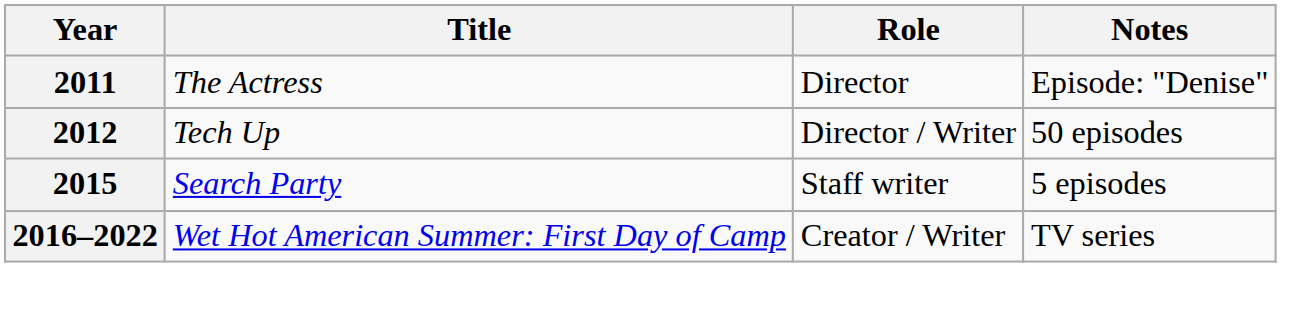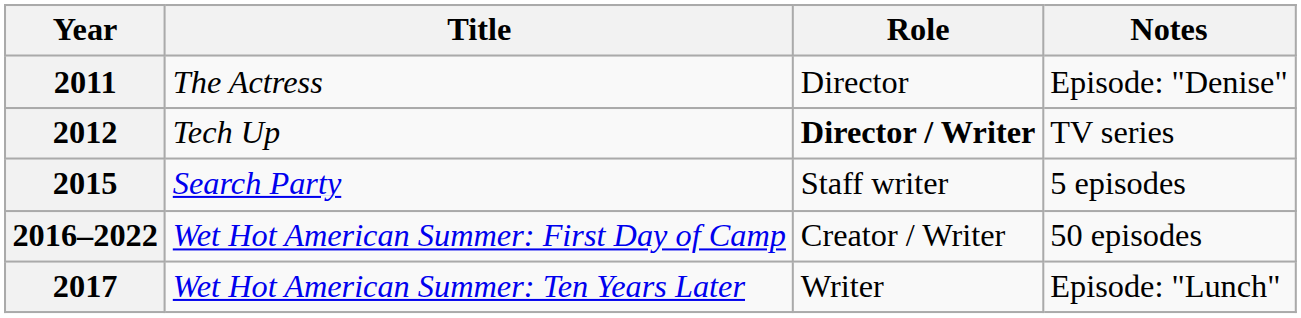(908, 132) normal -> (918, 132) bold
(1107, 132) 50 episodes -> (1112, 132) TV series
(1093, 235) TV series -> (1126, 235) 50 episodes
+ row: (85, 286)
